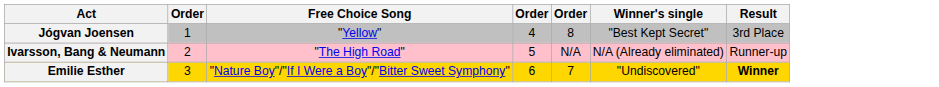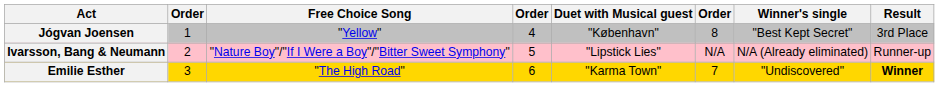+ column: (623, 14)
(360, 52) "The High Road" -> (360, 52) "Nature Boy"/"If I Were a Boy"/"Bitter Sweet Symphony"
(360, 71) "Nature Boy"/"If I Were a Boy"/"Bitter Sweet Symphony" -> (360, 71) "The High Road"
